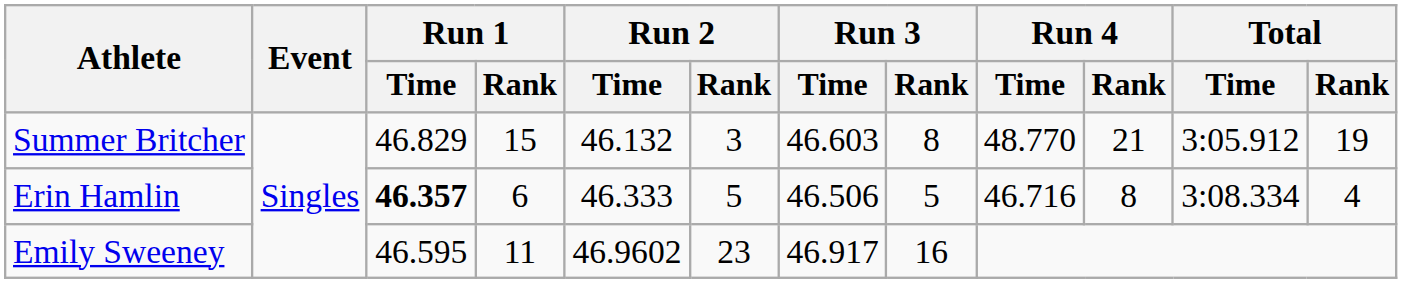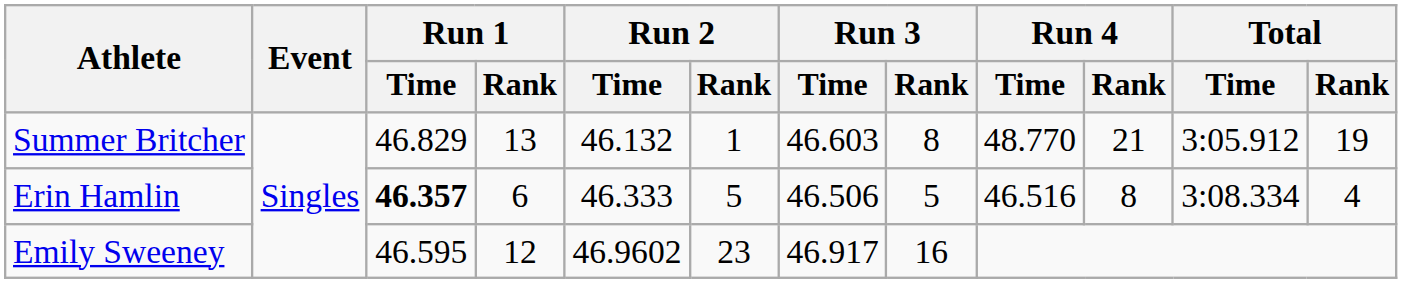(520, 140) 15 -> (520, 140) 13
(734, 140) 3 -> (734, 140) 1
(1030, 195) 46.716 -> (1030, 195) 46.516
(520, 250) 11 -> (520, 250) 12
